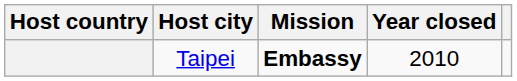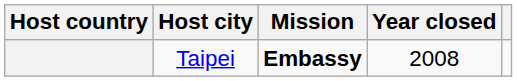(434, 57) 2010 -> (434, 57) 2008
